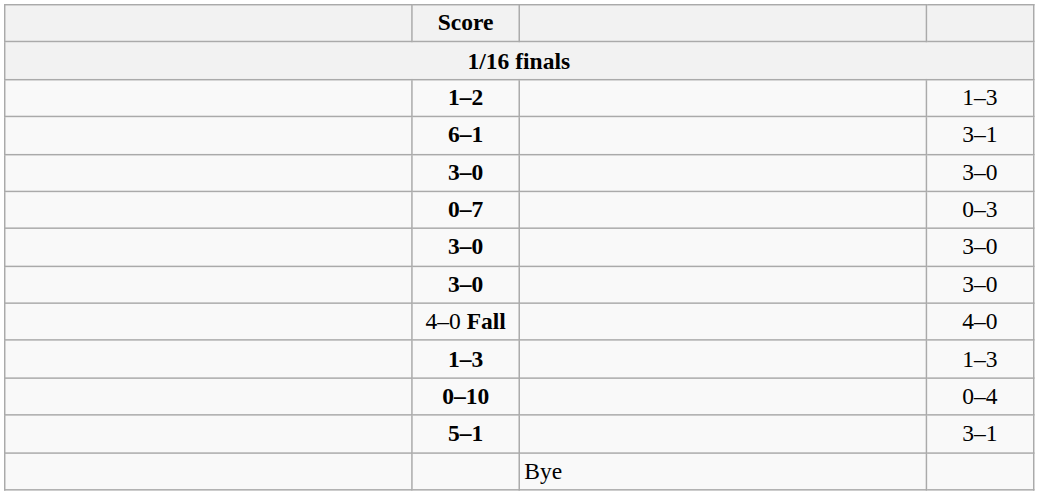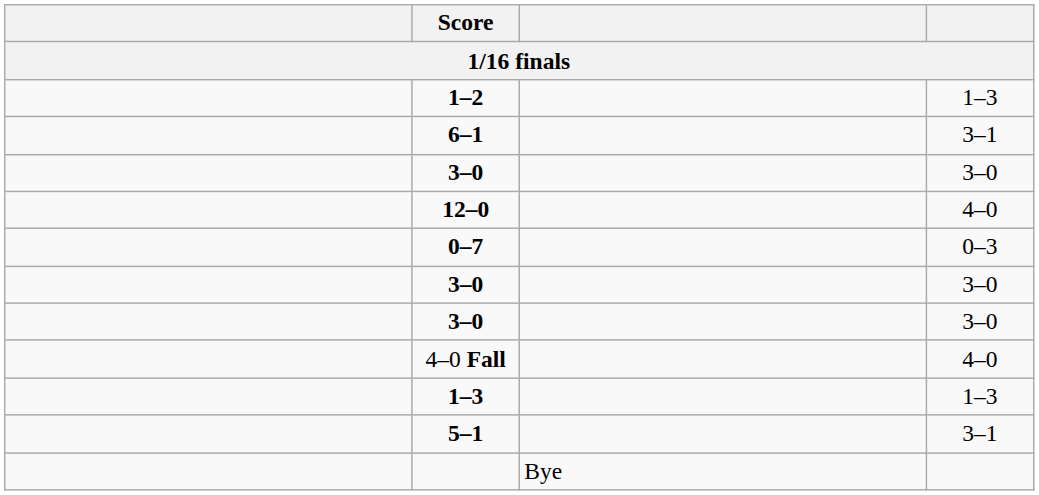+ row: (466, 209)
- row: (466, 396)
